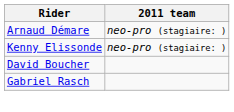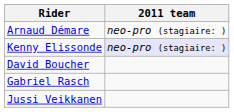(167, 47) no background -> (167, 47) lavender background
+ row: (54, 99)
